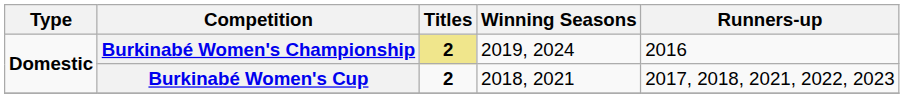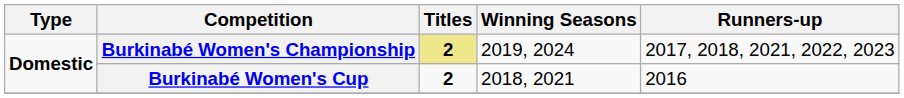(666, 49) 2016 -> (770, 49) 2017, 2018, 2021, 2022, 2023
(770, 79) 2017, 2018, 2021, 2022, 2023 -> (666, 79) 2016
